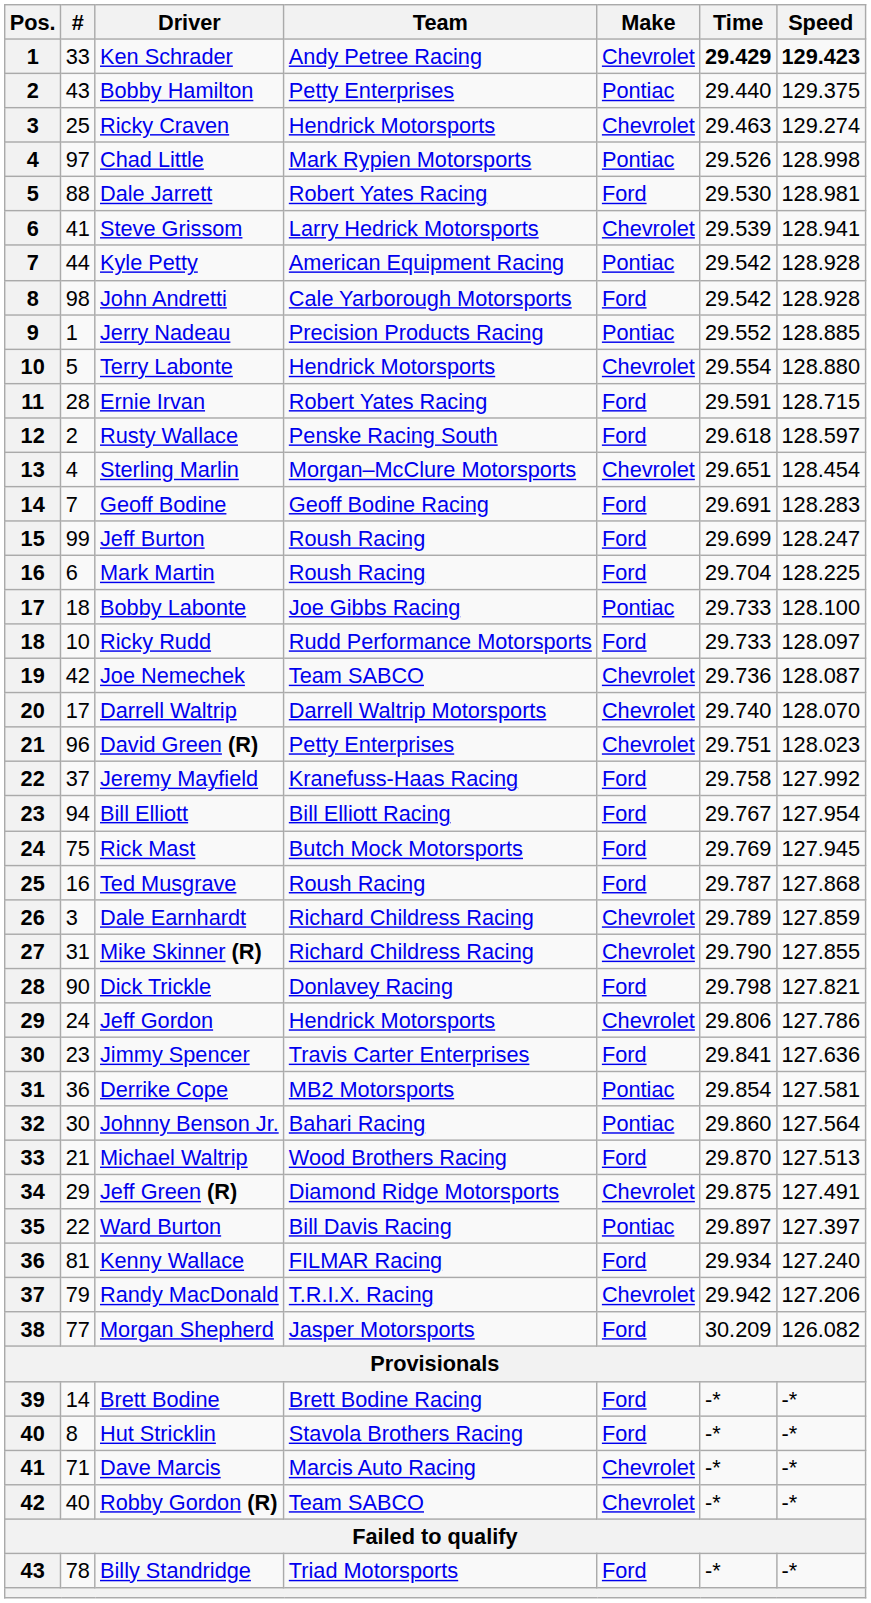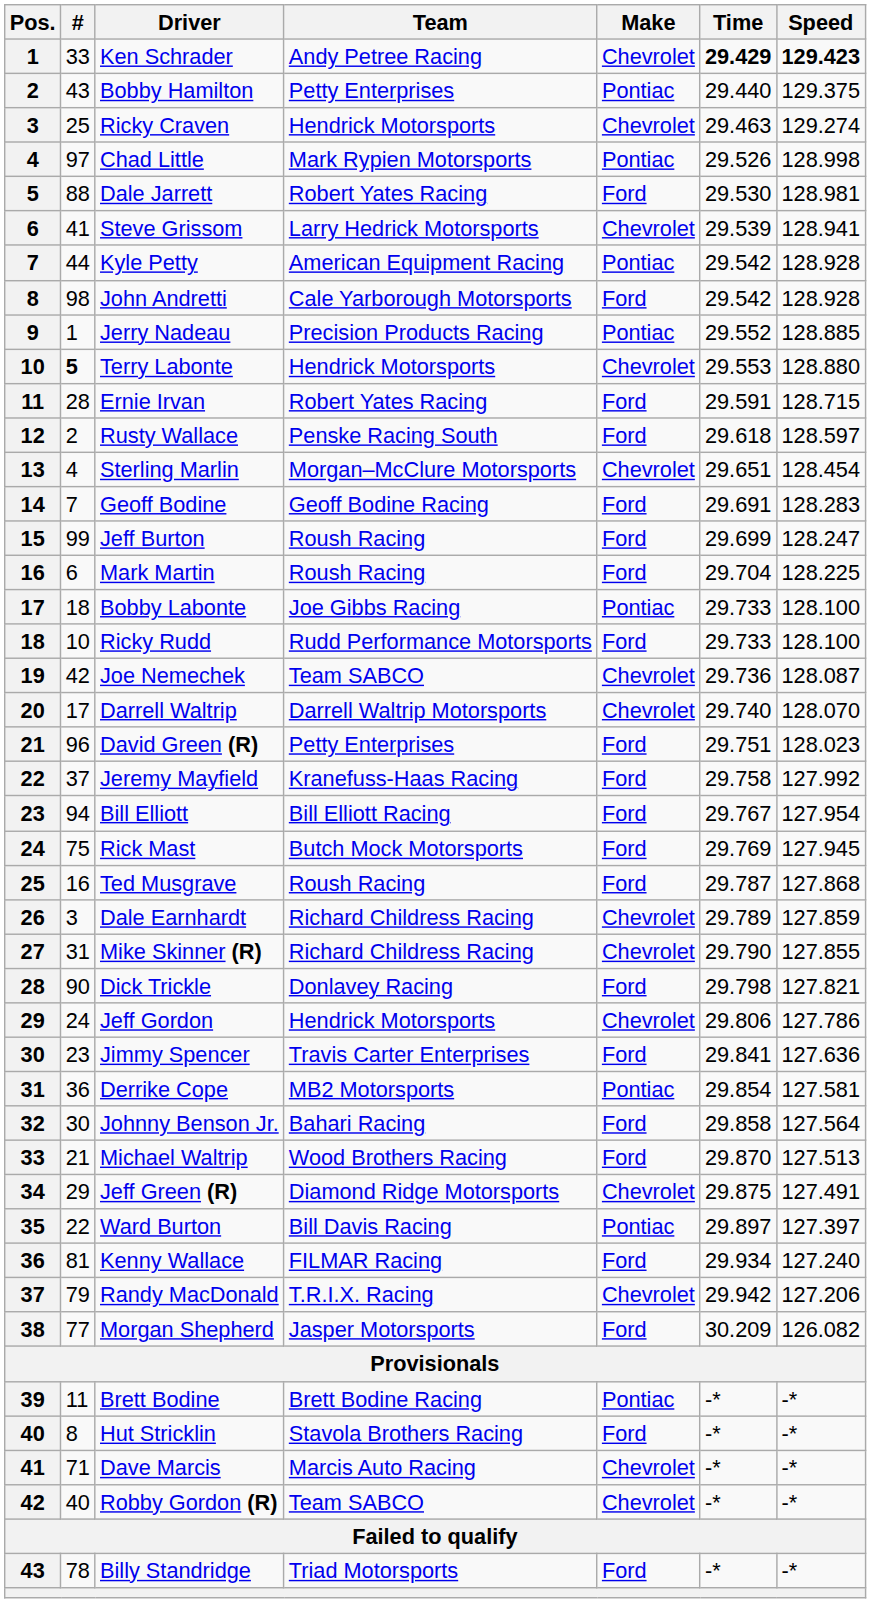(72, 366) normal -> (72, 366) bold
(738, 366) 29.554 -> (738, 366) 29.553
(821, 641) 128.097 -> (821, 641) 128.100
(648, 745) Chevrolet -> (624, 745) Ford
(638, 1123) Pontiac -> (624, 1123) Ford
(738, 1123) 29.860 -> (738, 1123) 29.858
(78, 1398) 14 -> (77, 1398) 11
(624, 1398) Ford -> (638, 1398) Pontiac
